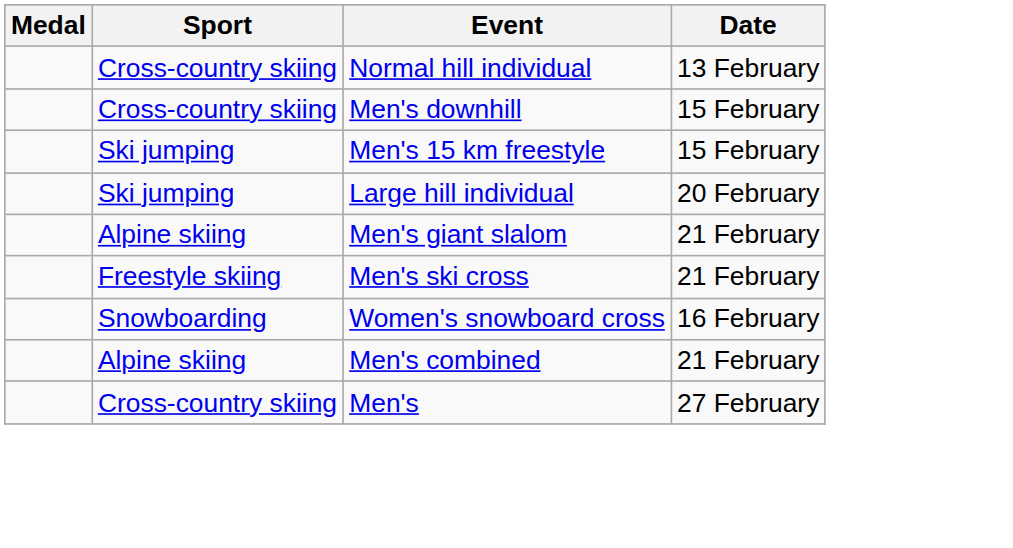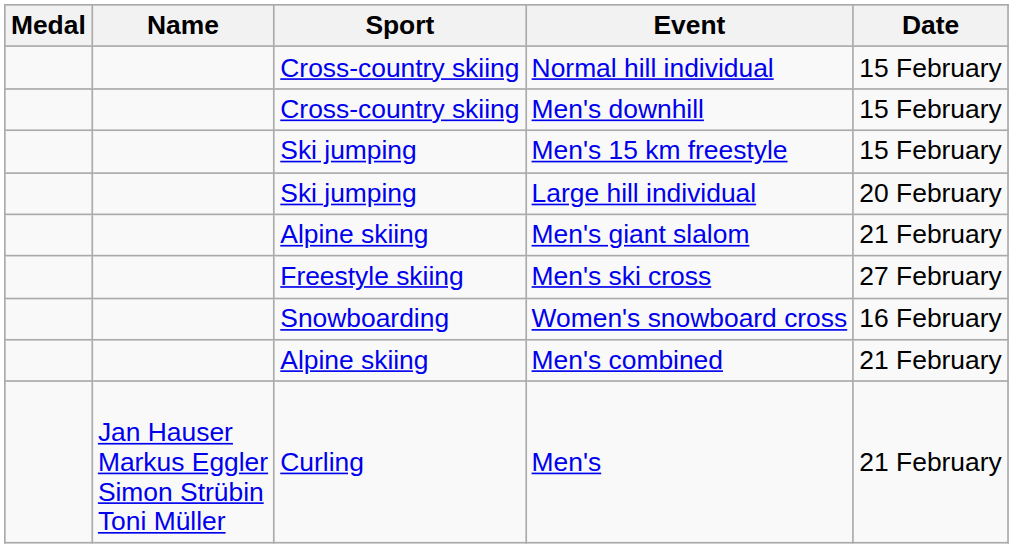+ column: (183, 25)
(748, 67) 13 February -> (931, 67) 15 February
(748, 276) 21 February -> (931, 276) 27 February
(217, 402) Cross-country skiing -> (322, 461) Curling
(748, 402) 27 February -> (931, 461) 21 February
